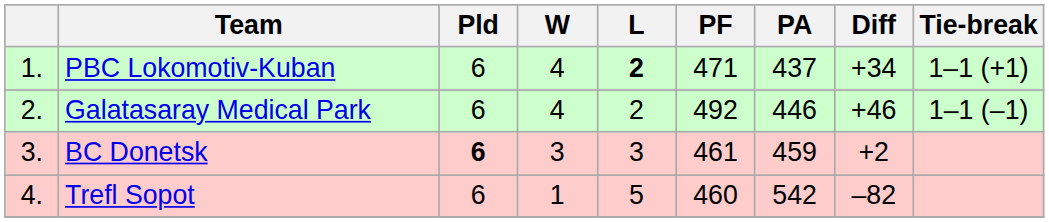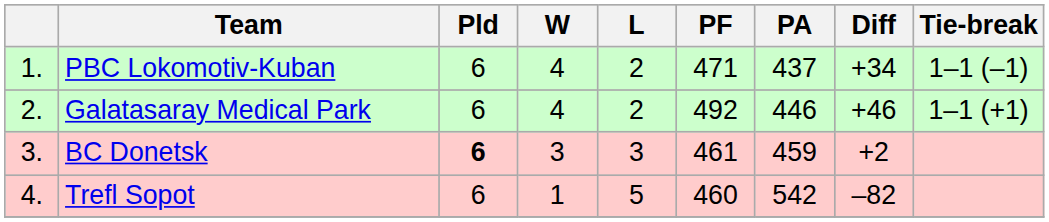(636, 68) bold -> (636, 68) normal
(979, 68) 1–1 (+1) -> (979, 68) 1–1 (–1)
(979, 110) 1–1 (–1) -> (979, 110) 1–1 (+1)
